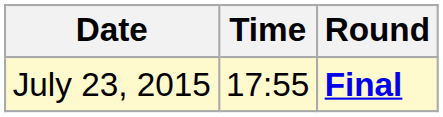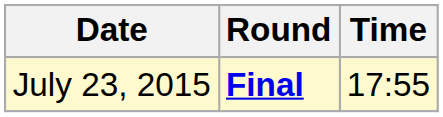columns swapped: (268, 30) <-> (377, 30)
